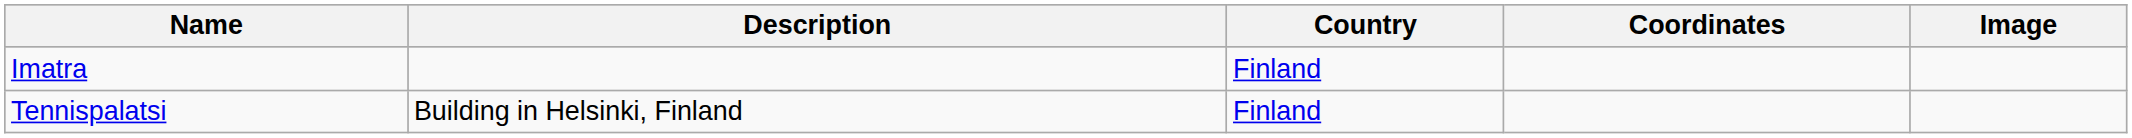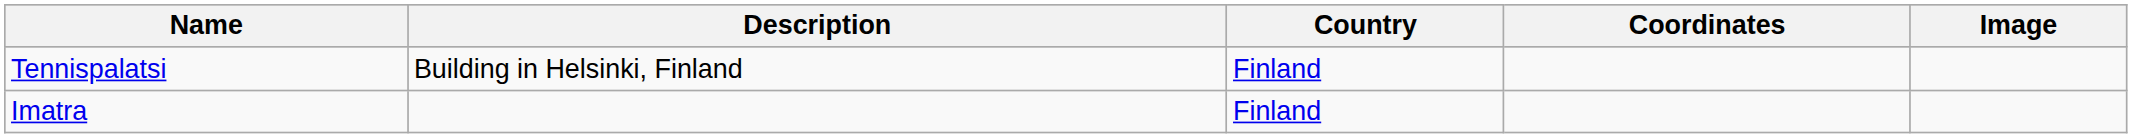rows swapped: (49, 68) <-> (89, 111)
